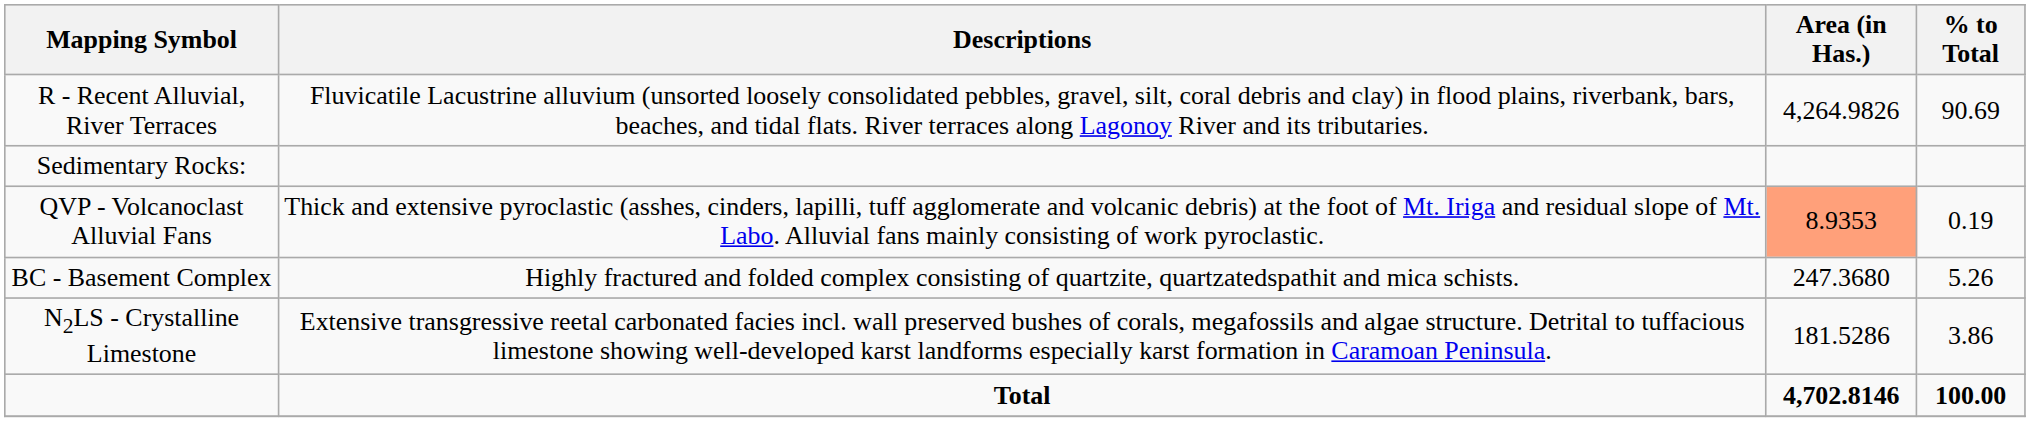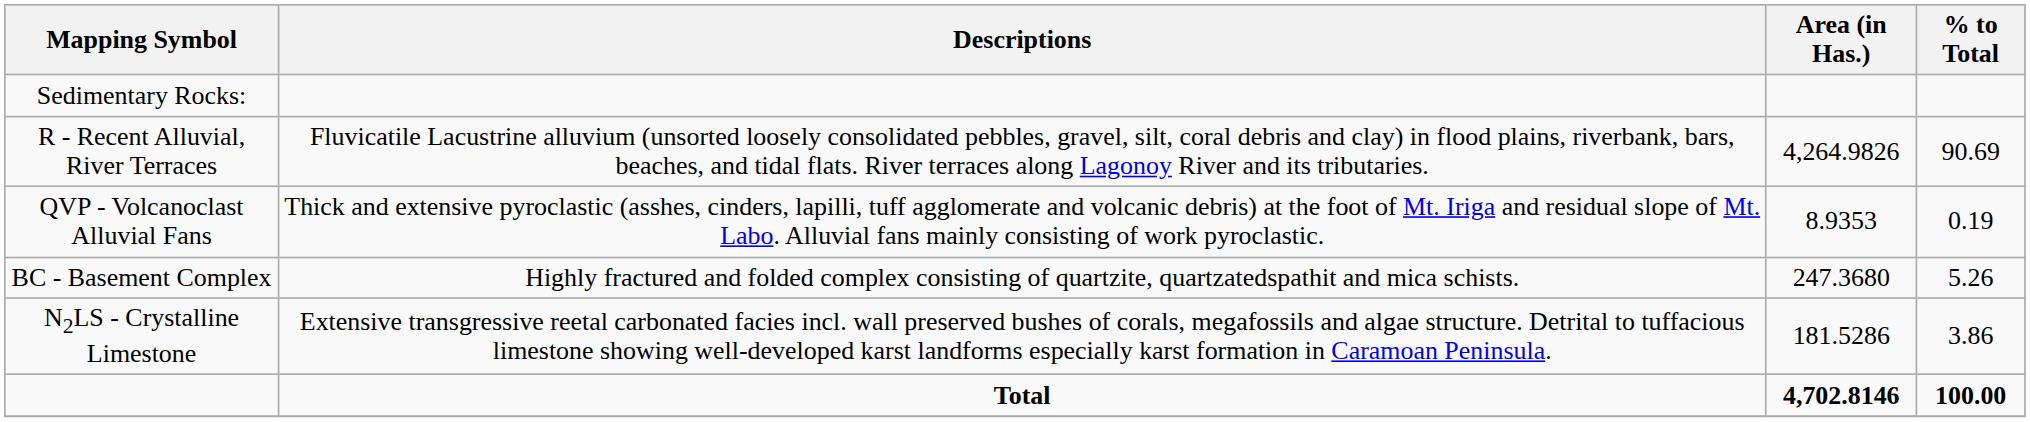rows swapped: (142, 165) <-> (142, 109)
(1841, 221) lightsalmon background -> (1841, 221) no background
